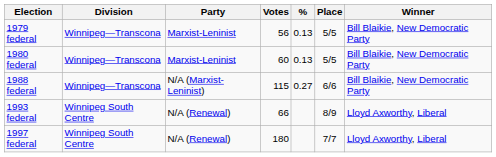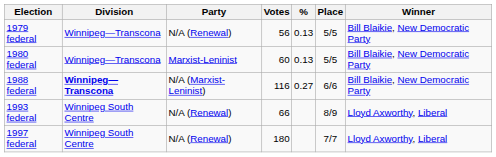(202, 33) Marxist-Leninist -> (200, 33) N/A (Renewal)
(113, 86) normal -> (91, 86) bold
(281, 86) 115 -> (282, 86) 116
